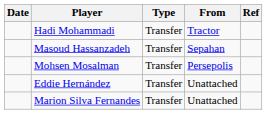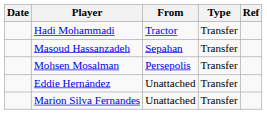columns swapped: (212, 13) <-> (164, 13)
